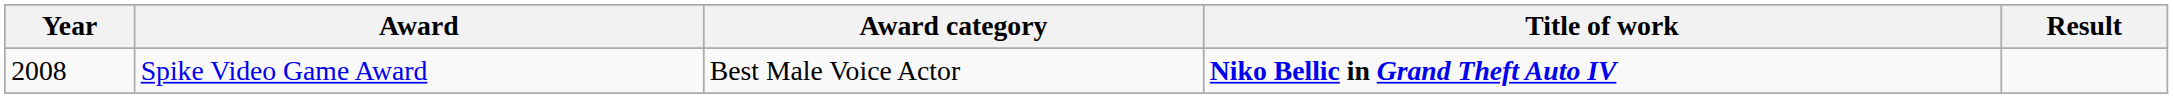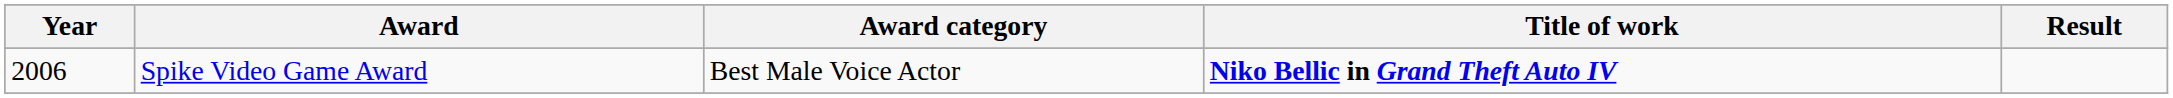(39, 70) 2008 -> (39, 70) 2006
